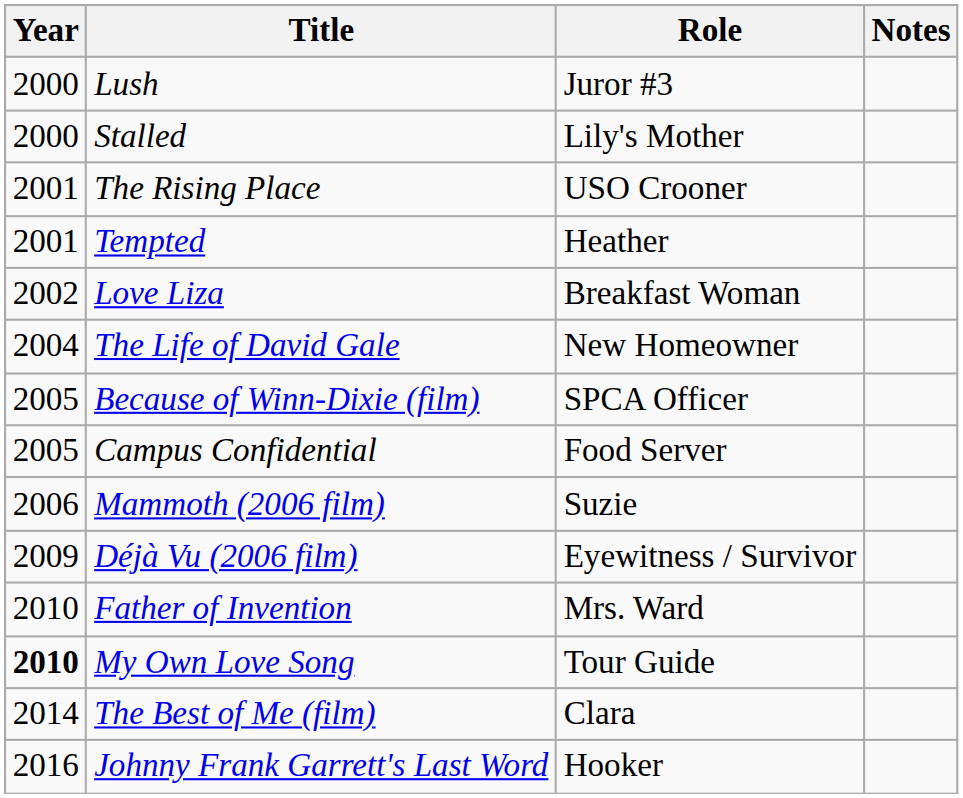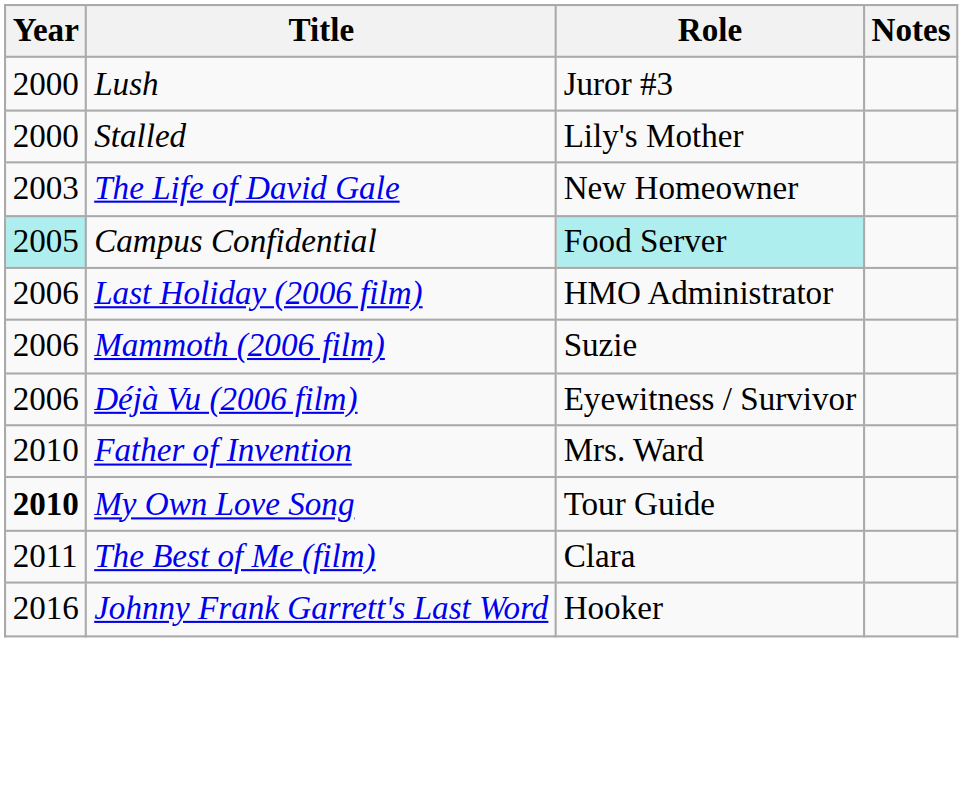- row: (207, 188)
- row: (150, 240)
- row: (159, 293)
(46, 345) 2004 -> (46, 188) 2003
- row: (287, 398)
(46, 450) no background -> (46, 240) paleturquoise background
(645, 450) no background -> (645, 240) paleturquoise background
+ row: (258, 293)
(46, 556) 2009 -> (46, 398) 2006
(46, 713) 2014 -> (45, 556) 2011
